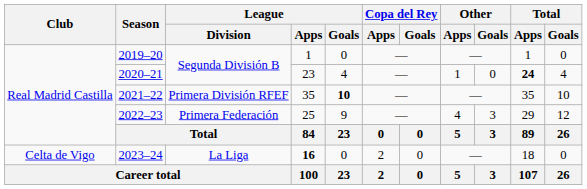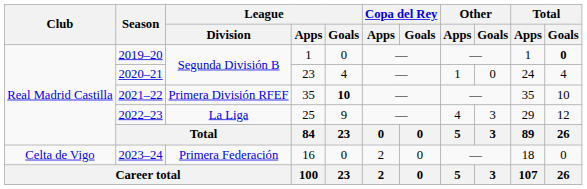(563, 54) normal -> (563, 54) bold
(528, 74) bold -> (528, 74) normal
(229, 114) Primera Federación -> (229, 114) La Liga
(229, 154) La Liga -> (229, 154) Primera Federación
(308, 154) bold -> (308, 154) normal
